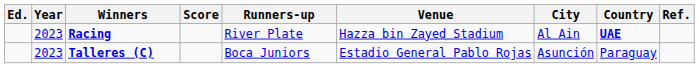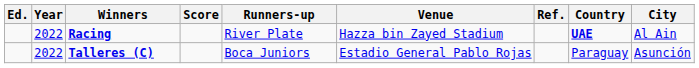columns swapped: (566, 14) <-> (677, 14)
(49, 33) 2023 -> (49, 33) 2022
(49, 53) 2023 -> (49, 53) 2022
